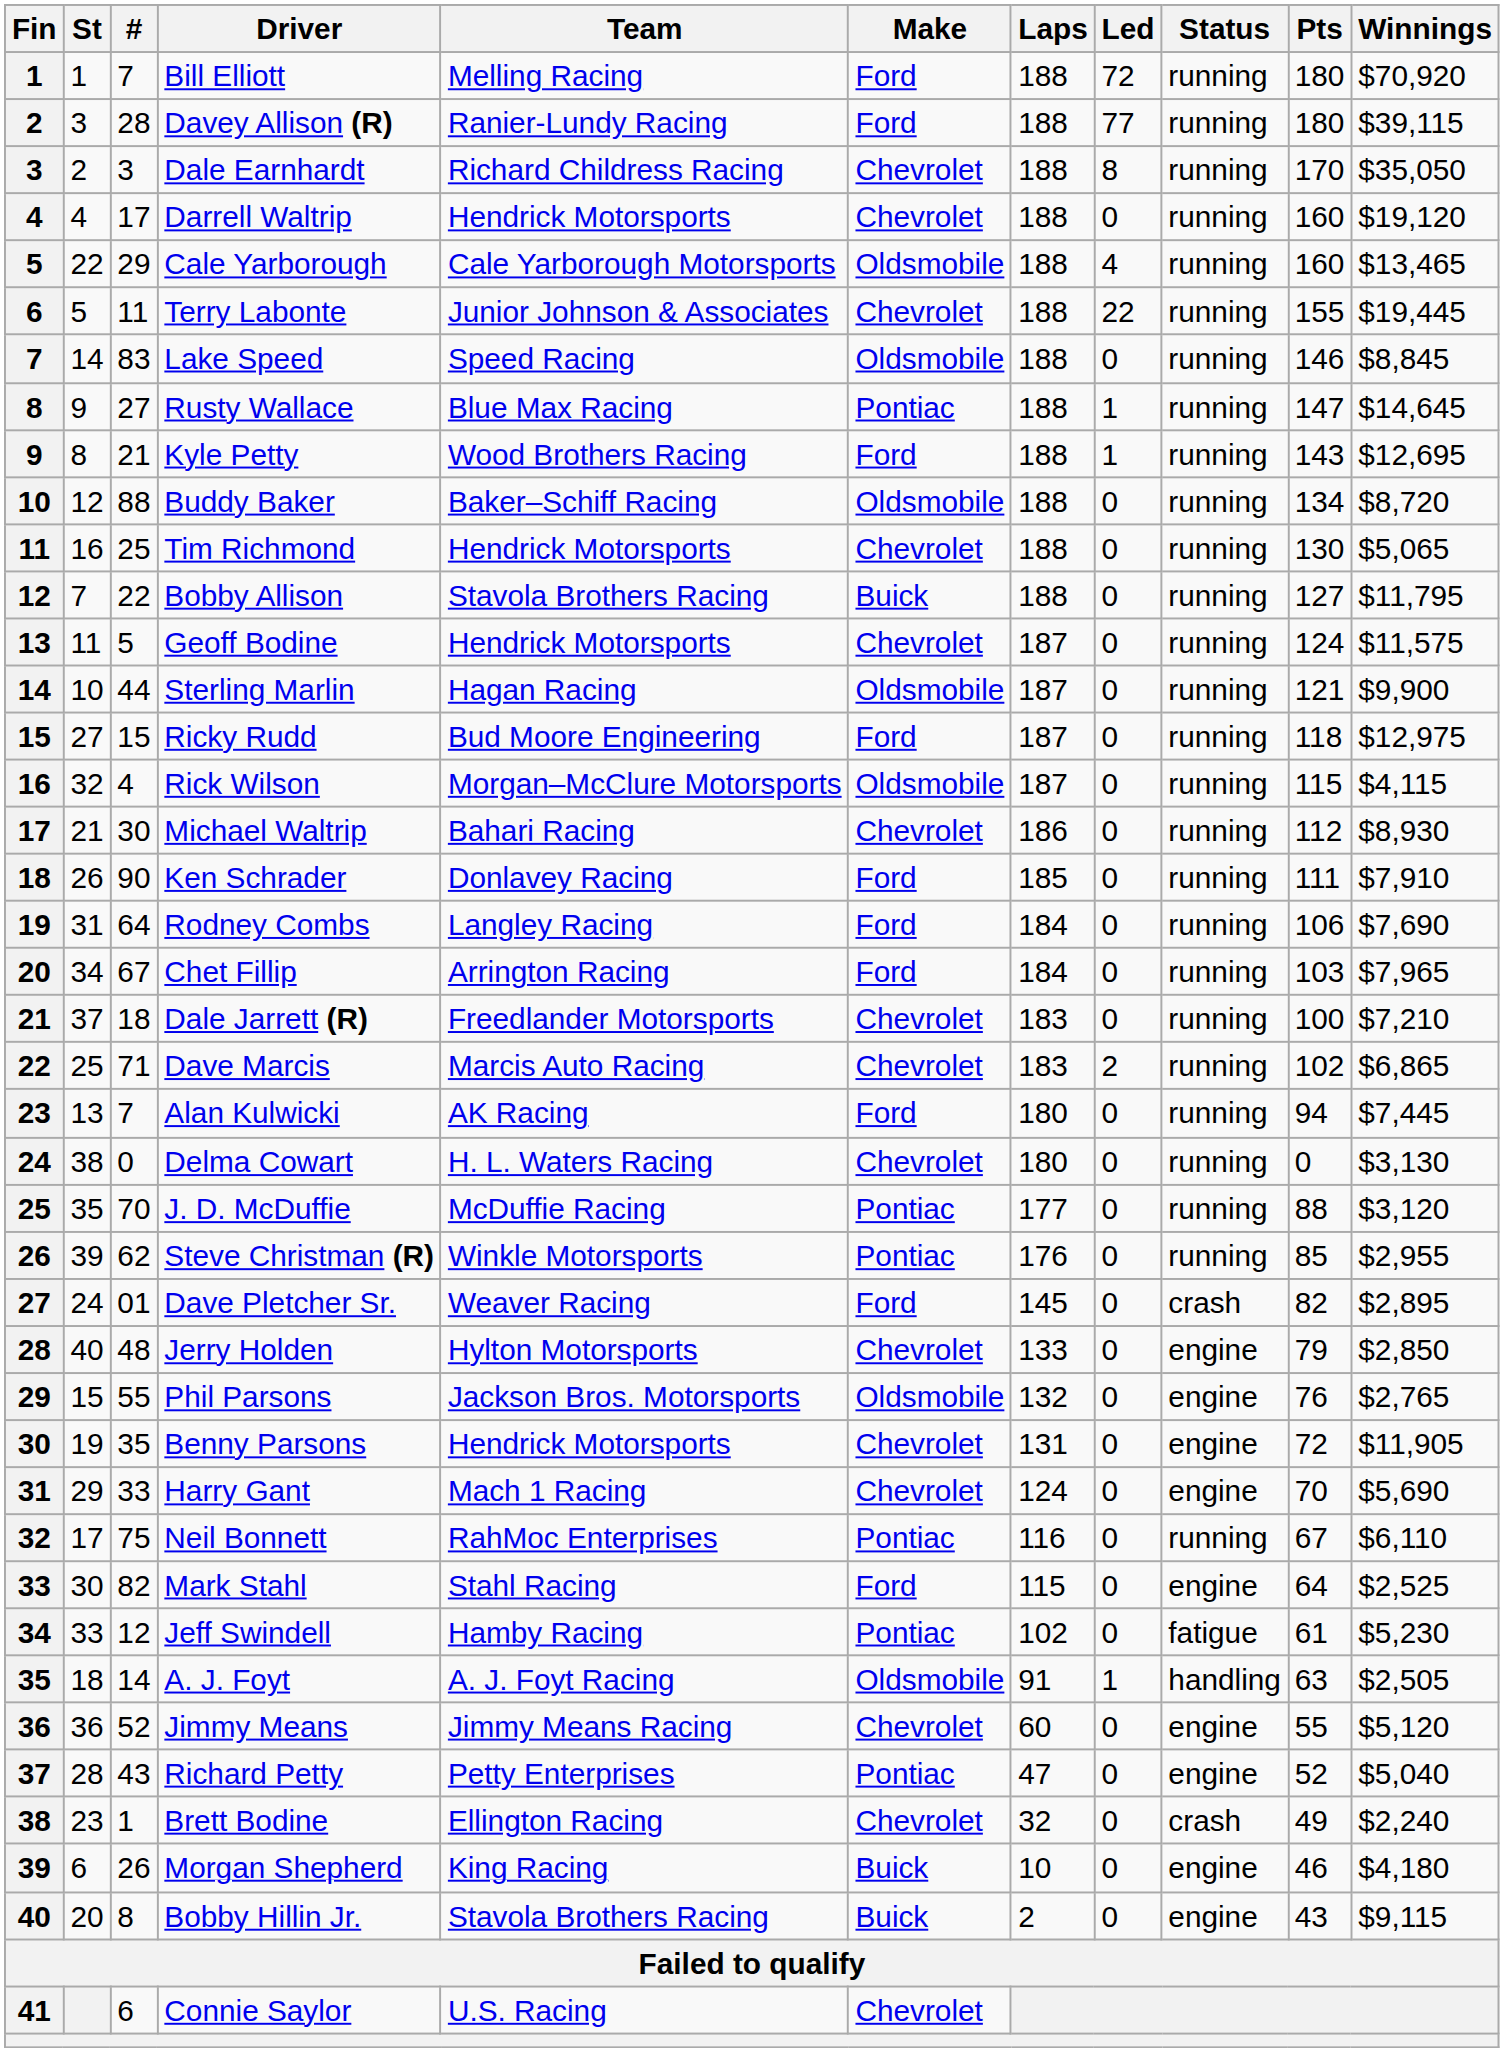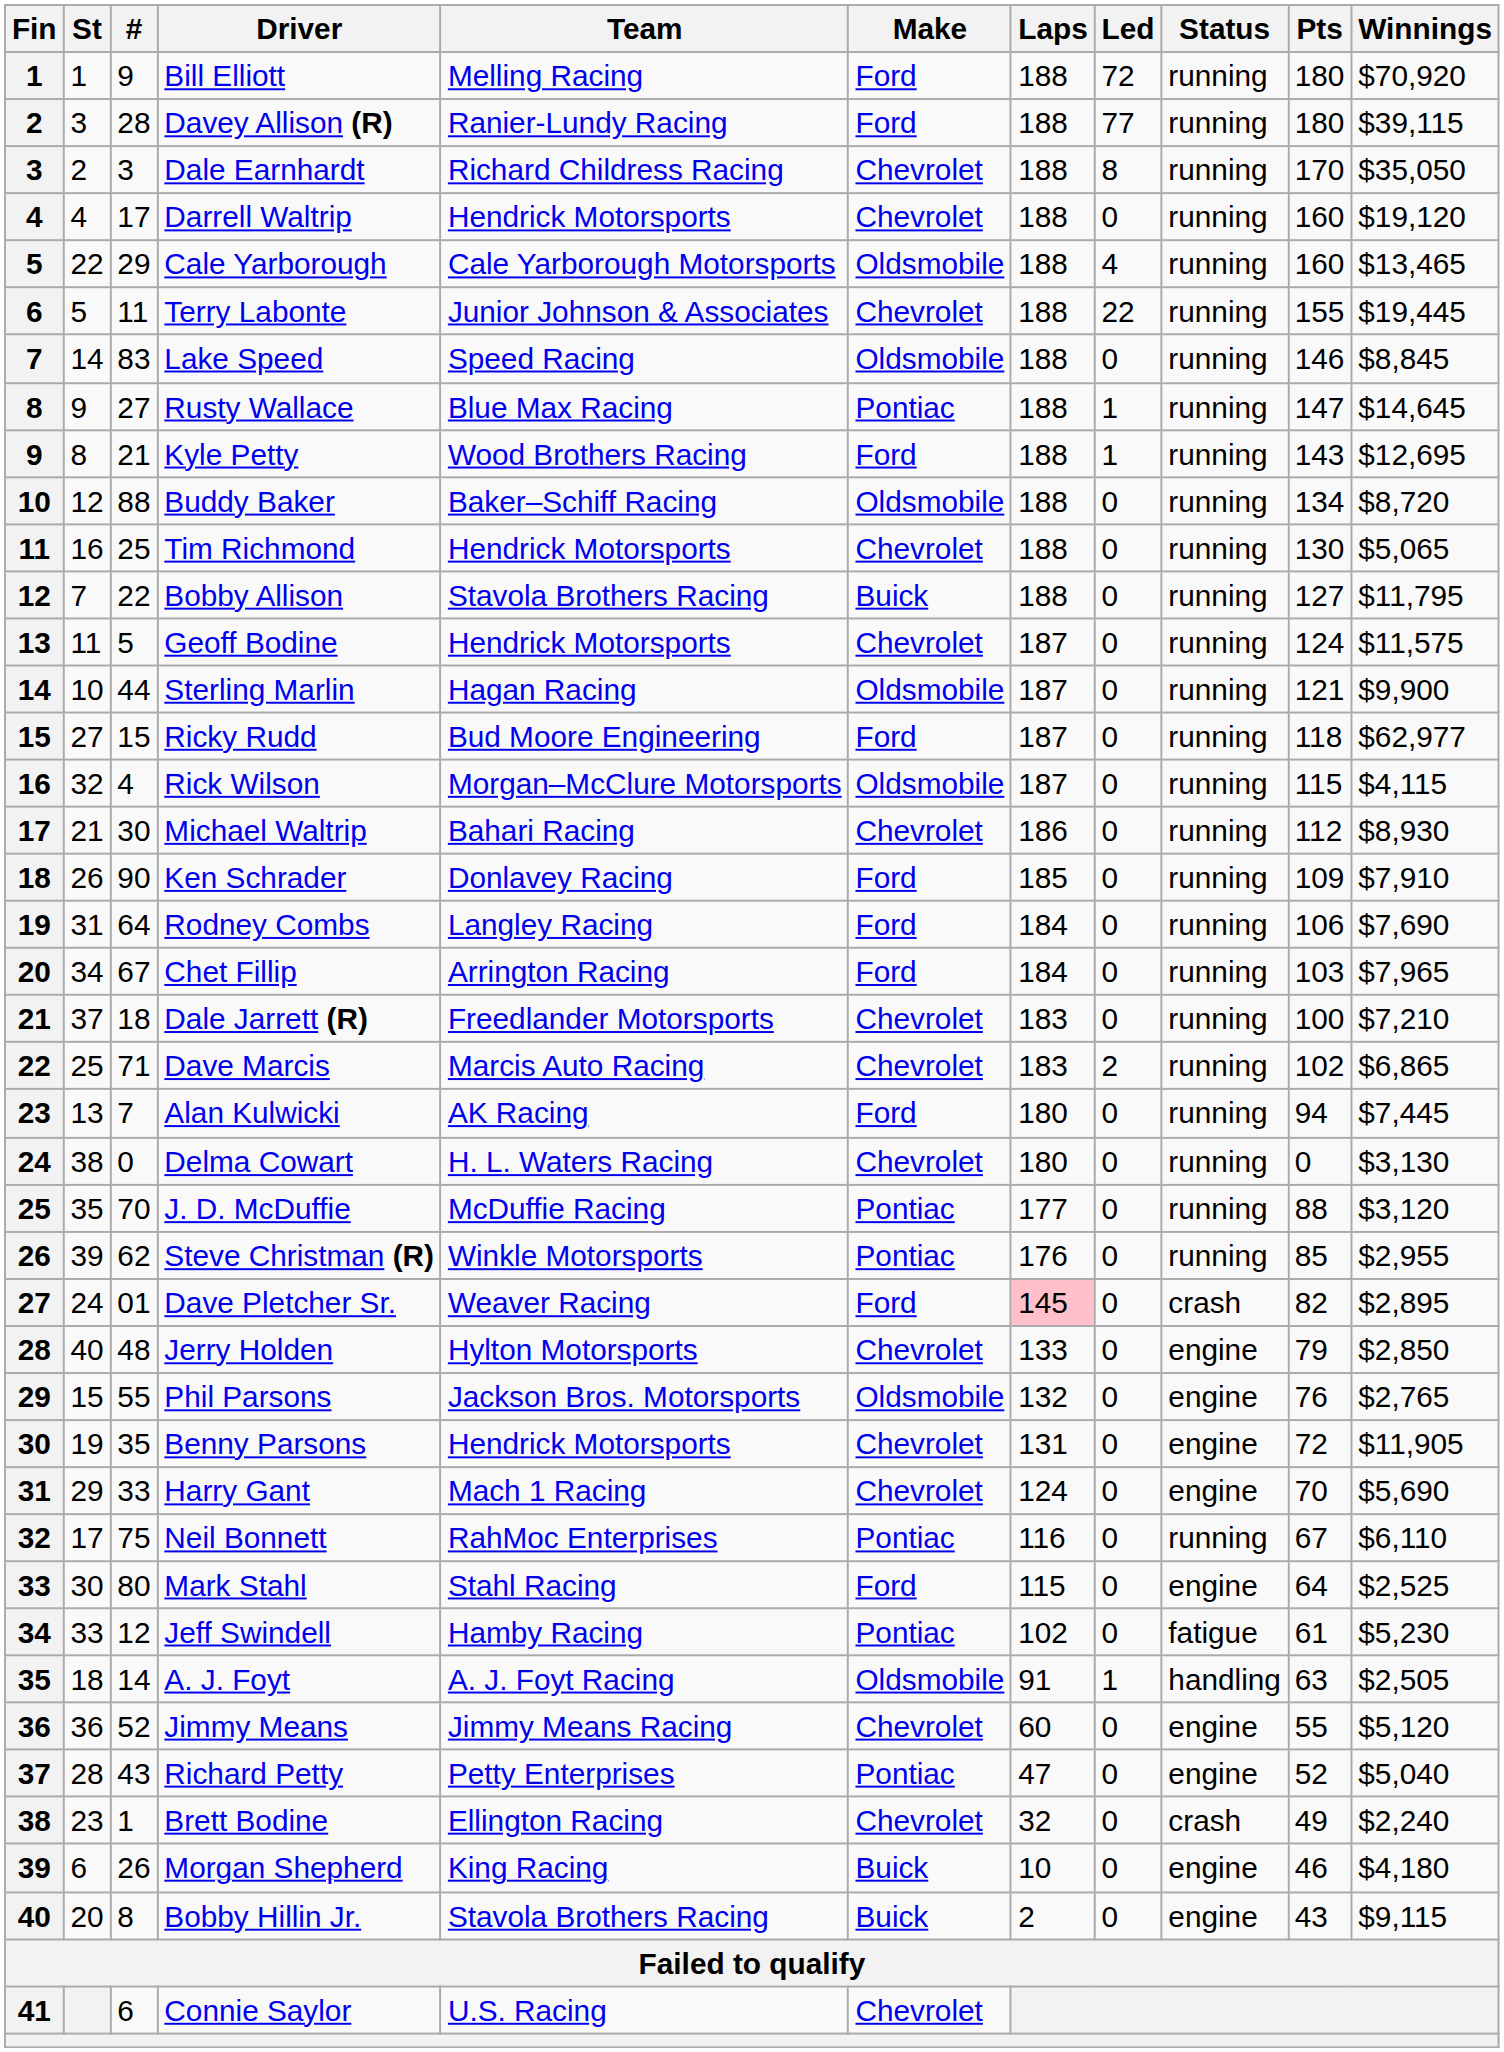(126, 76) 7 -> (126, 76) 9
(1412, 736) $12,975 -> (1412, 736) $62,977
(1317, 878) 111 -> (1320, 878) 109
(1043, 1302) no background -> (1043, 1302) pink background
(134, 1585) 82 -> (134, 1585) 80
